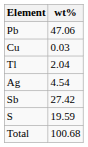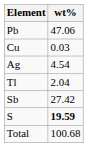rows swapped: (13, 82) <-> (12, 64)
(63, 116) normal -> (63, 116) bold
